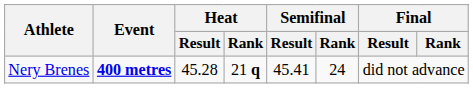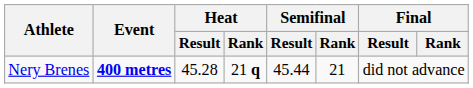(291, 69) 45.41 -> (291, 69) 45.44
(337, 69) 24 -> (337, 69) 21
